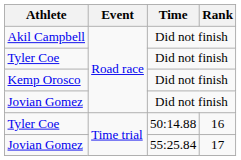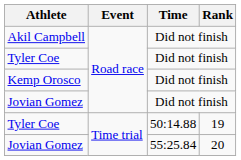(218, 123) 16 -> (218, 123) 19
(218, 145) 17 -> (218, 145) 20
